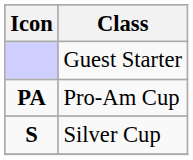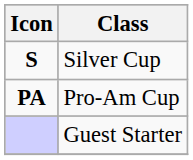rows swapped: (112, 134) <-> (123, 59)
